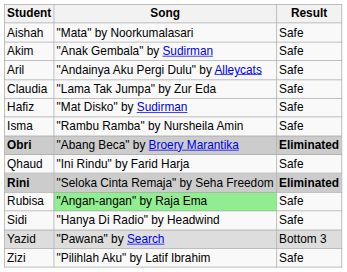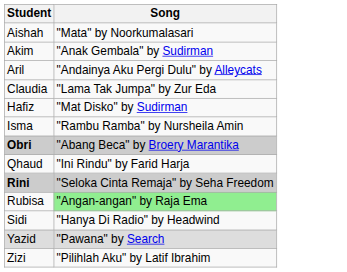- column: (309, 13)
